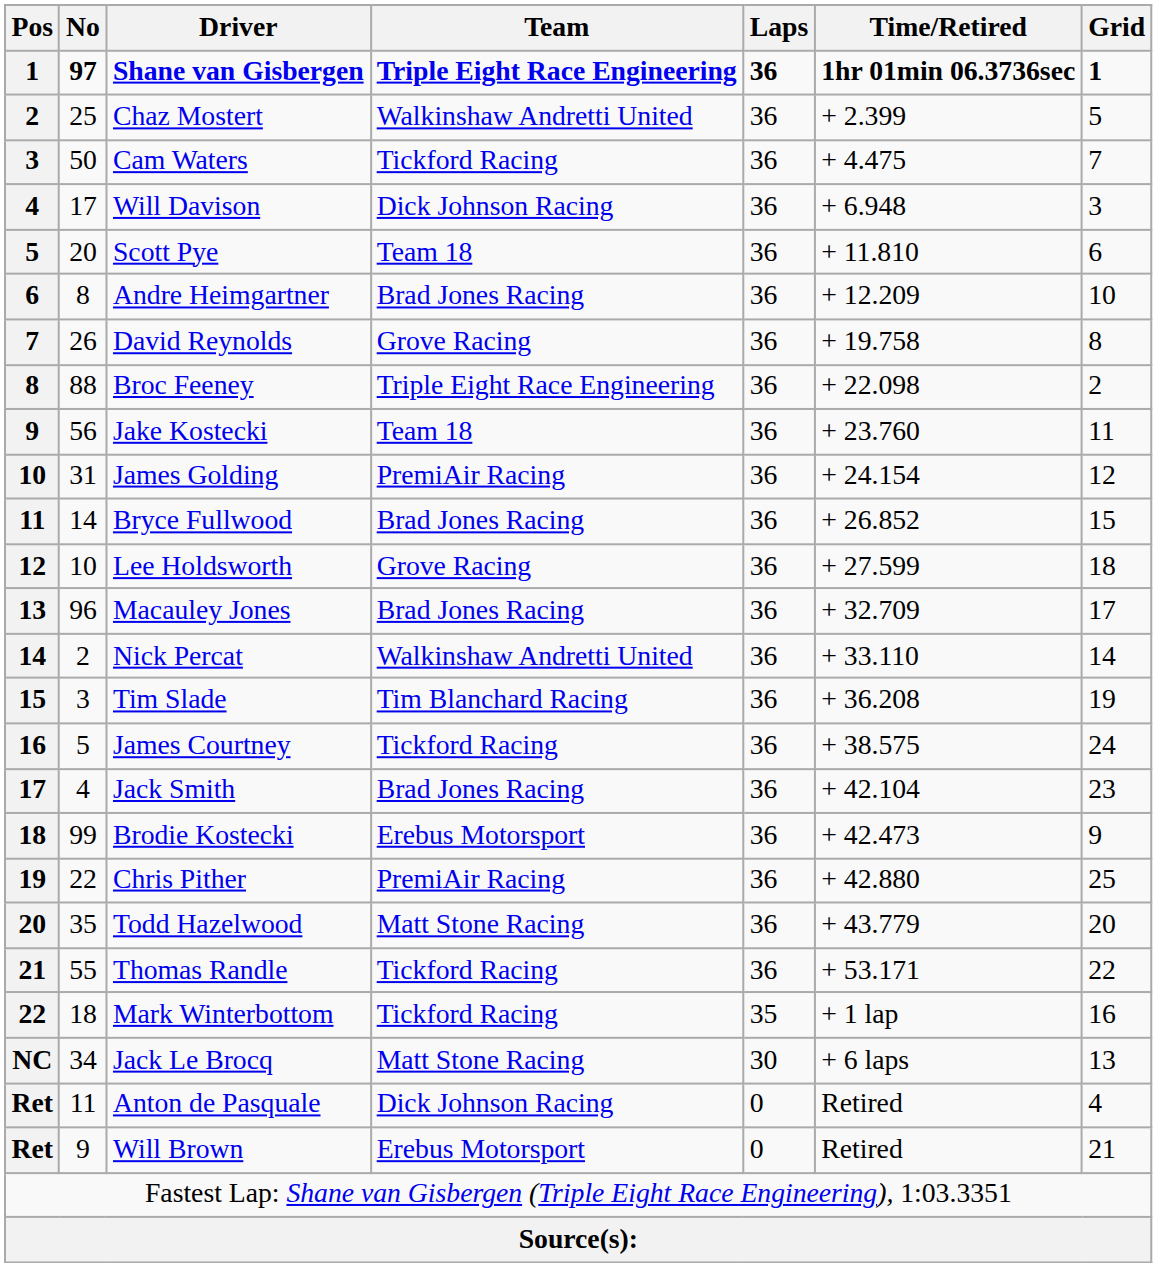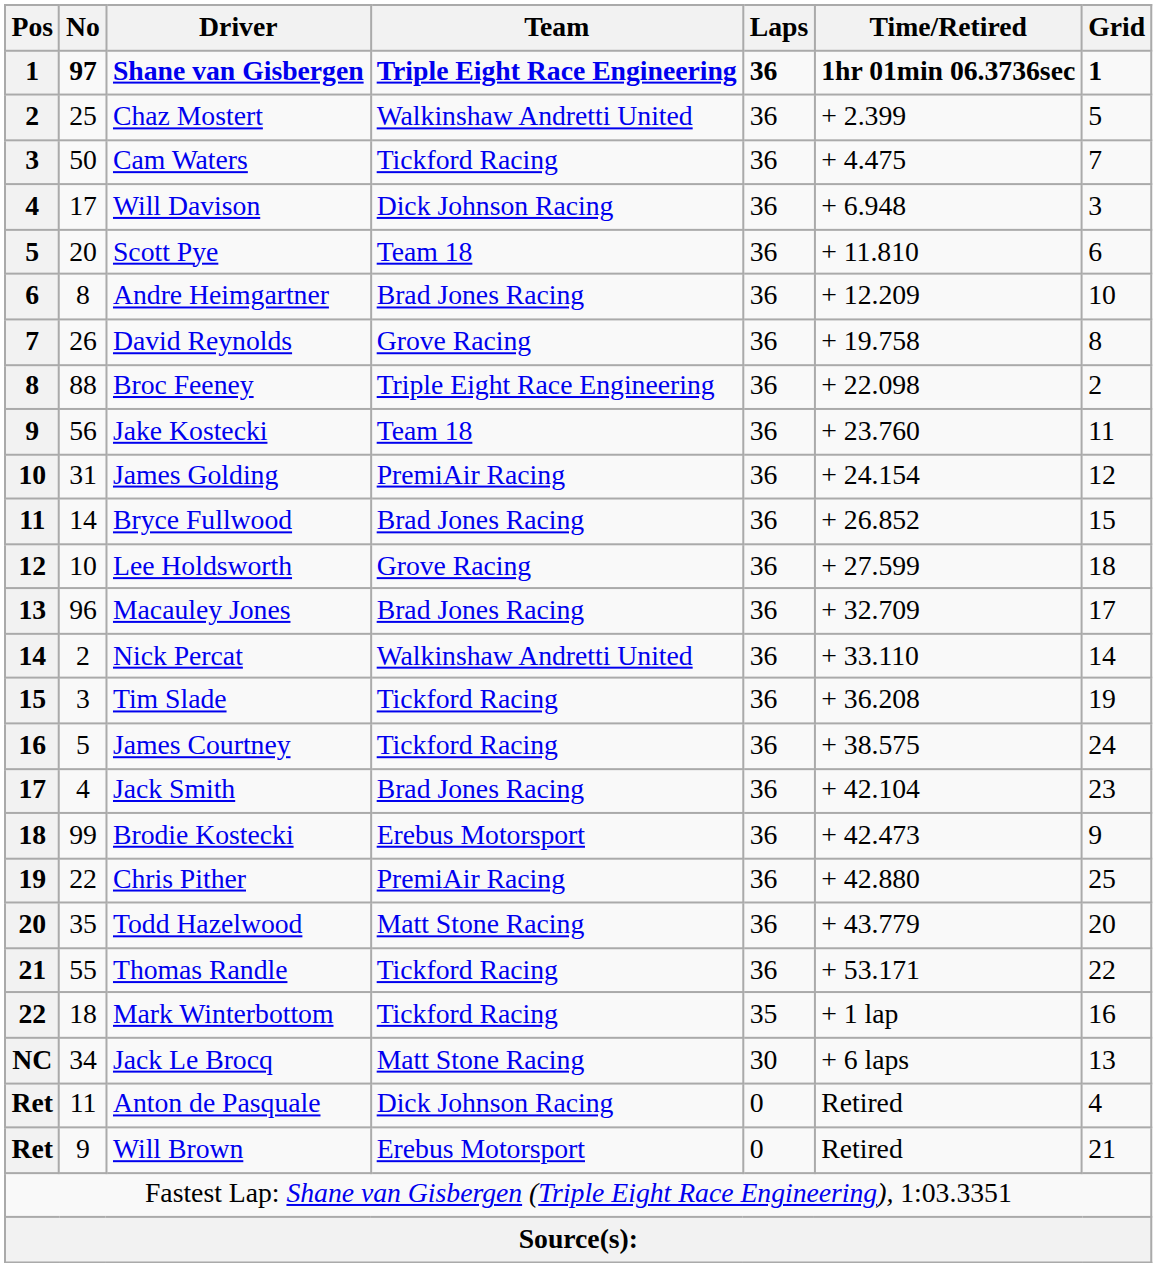(502, 700) Tim Blanchard Racing -> (467, 700) Tickford Racing
